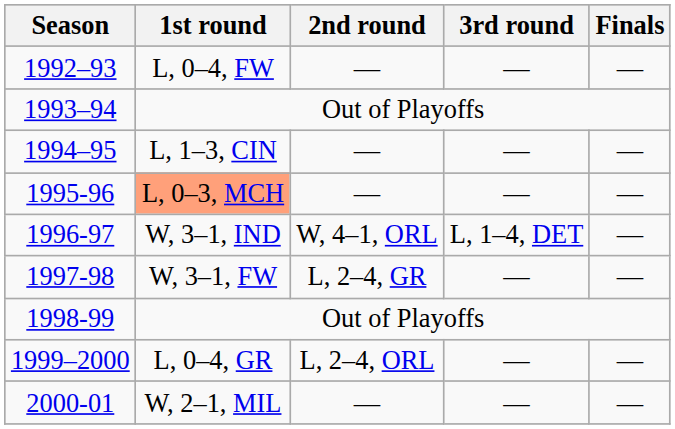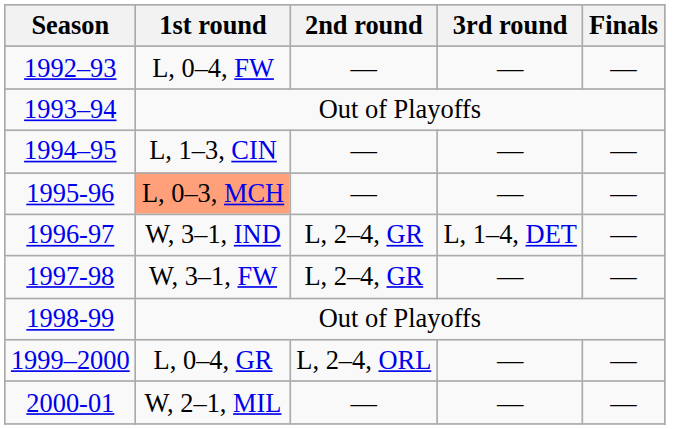(367, 234) W, 4–1, ORL -> (364, 234) L, 2–4, GR
